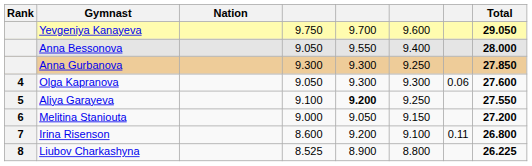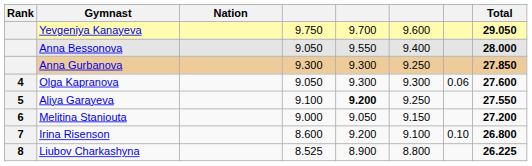(458, 134) 0.11 -> (458, 134) 0.10
